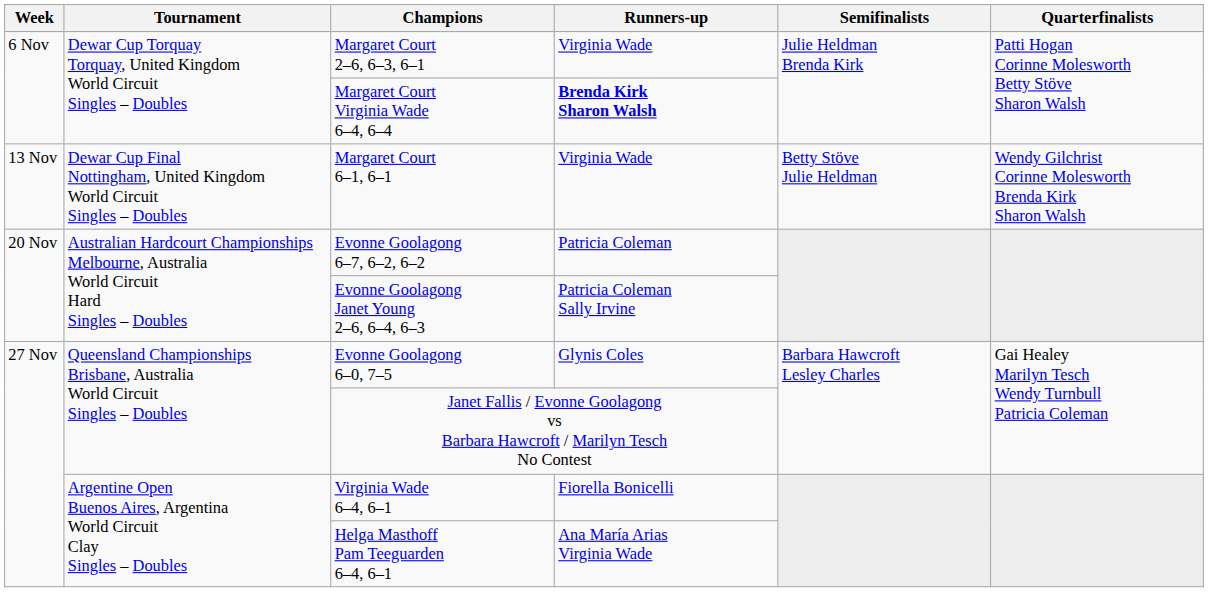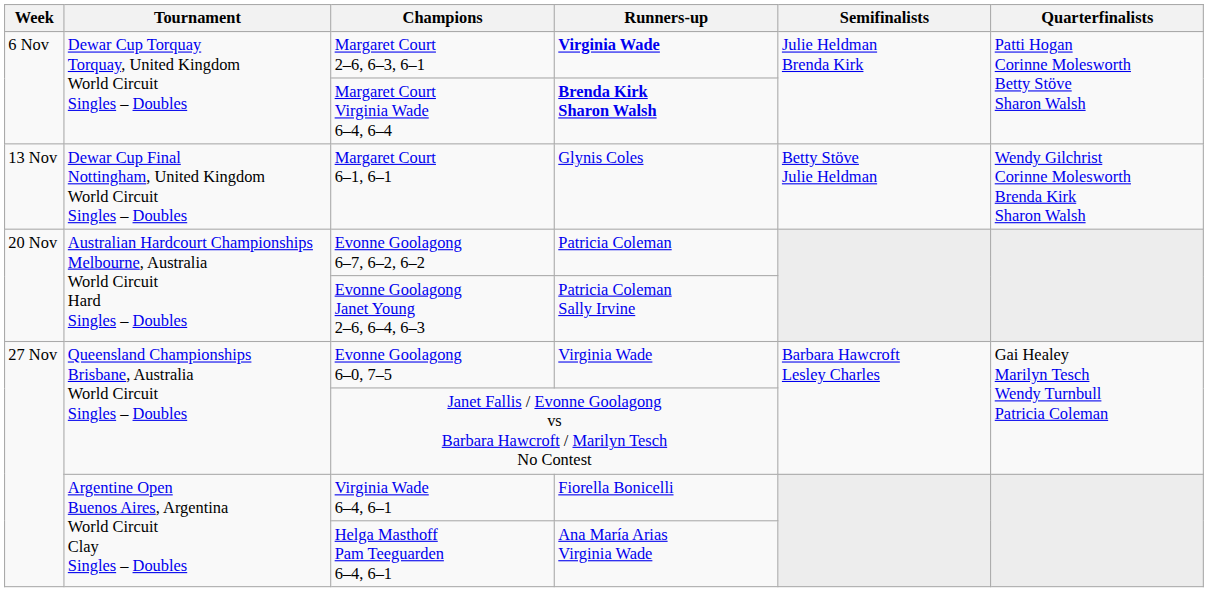(605, 45) normal -> (609, 45) bold
(605, 157) Virginia Wade -> (601, 157) Glynis Coles
(601, 355) Glynis Coles -> (605, 355) Virginia Wade
